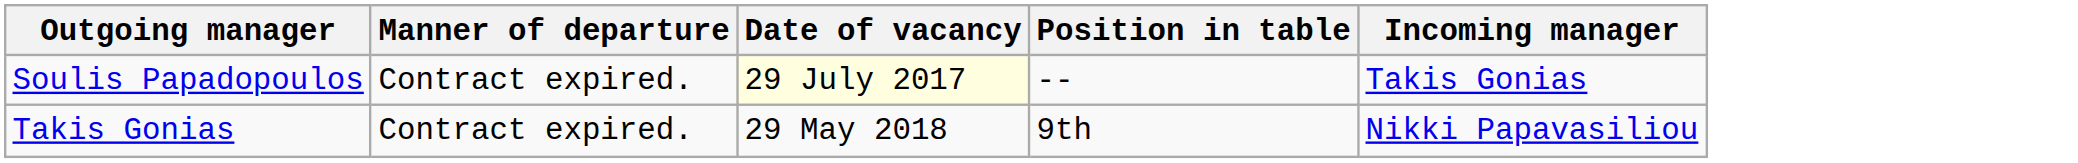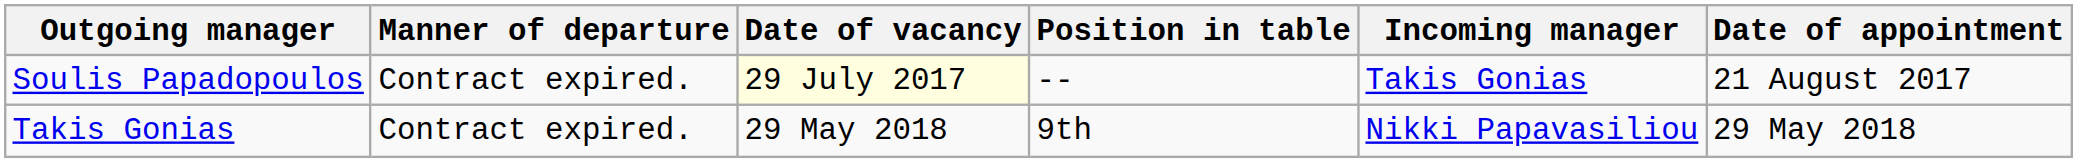+ column: (1889, 30)
